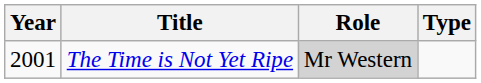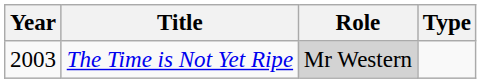(33, 59) 2001 -> (33, 59) 2003
